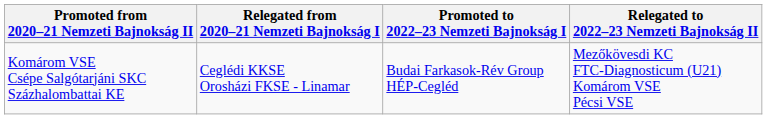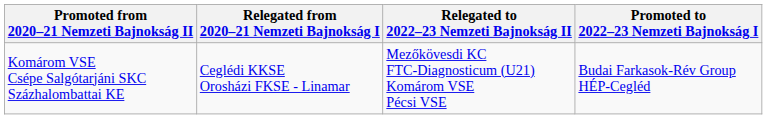columns swapped: (476, 23) <-> (666, 23)
